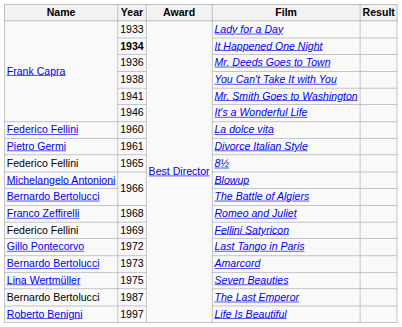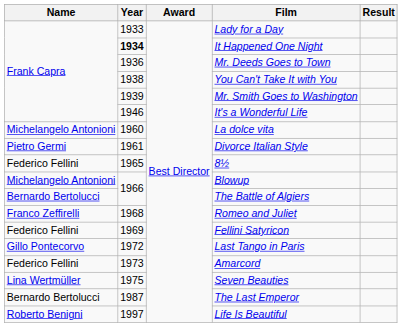(132, 96) 1941 -> (132, 96) 1939
(43, 130) Federico Fellini -> (61, 130) Michelangelo Antonioni
(53, 264) Bernardo Bertolucci -> (43, 264) Federico Fellini
